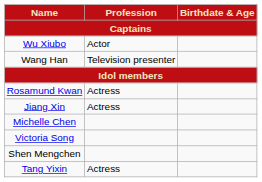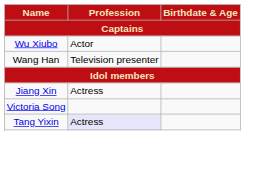- row: (44, 91)
- row: (44, 122)
- row: (44, 154)
(104, 170) no background -> (87, 122) lavender background
